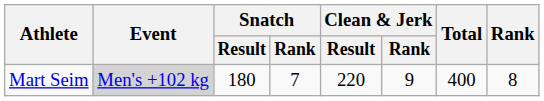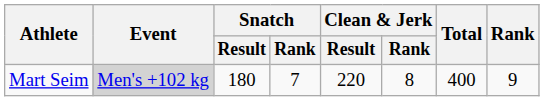(409, 80) 9 -> (409, 80) 8
(513, 80) 8 -> (513, 80) 9
